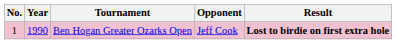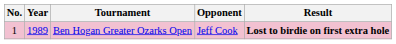(38, 30) 1990 -> (38, 30) 1989
